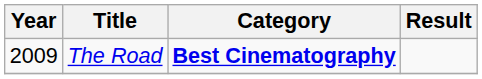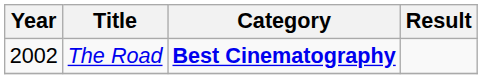(34, 55) 2009 -> (34, 55) 2002
